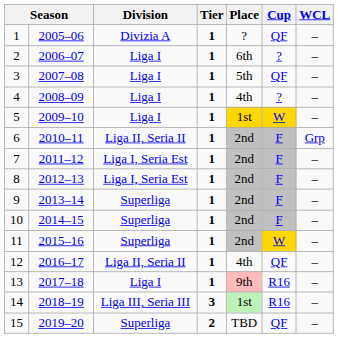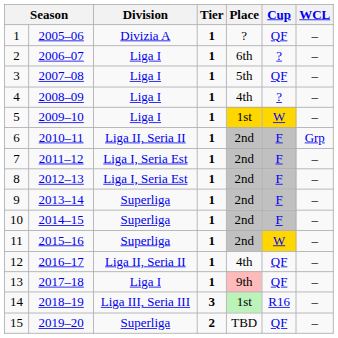(279, 281) R16 -> (279, 281) QF
